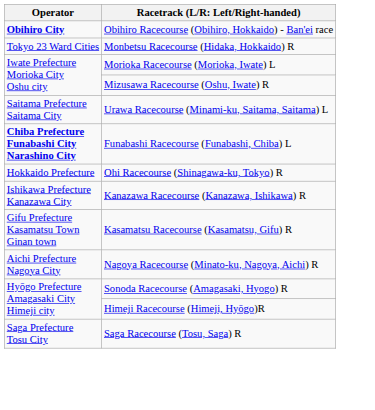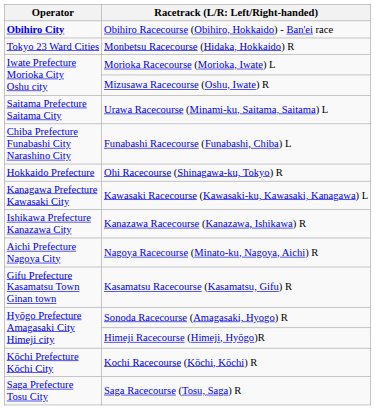(45, 144) bold -> (42, 144) normal
+ row: (236, 195)
rows swapped: (198, 230) <-> (211, 264)
+ row: (181, 362)
